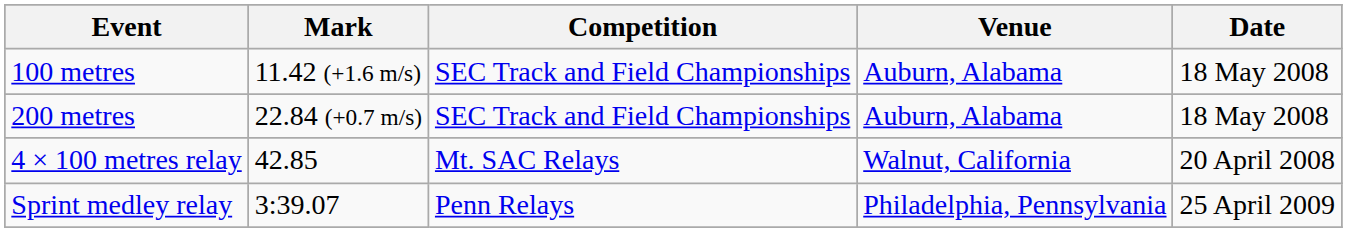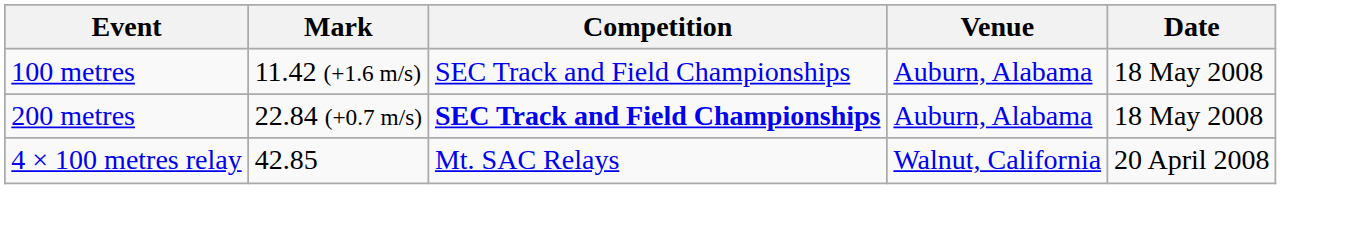(643, 115) normal -> (658, 115) bold
- row: (122, 204)
